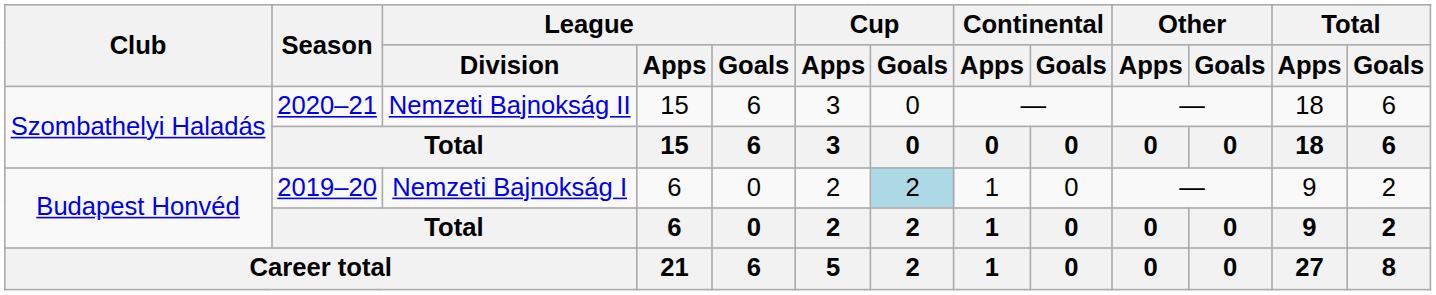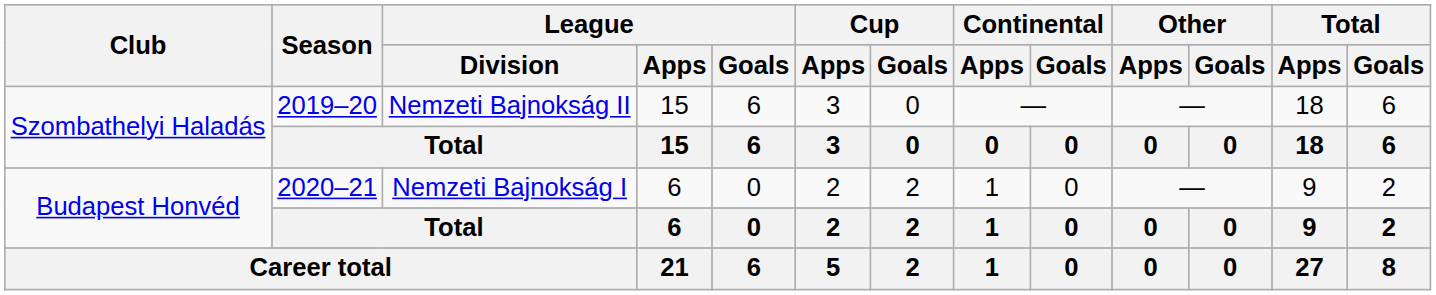(327, 106) 2020–21 -> (327, 106) 2019–20
(327, 187) 2019–20 -> (327, 187) 2020–21
(913, 187) lightblue background -> (913, 187) no background
